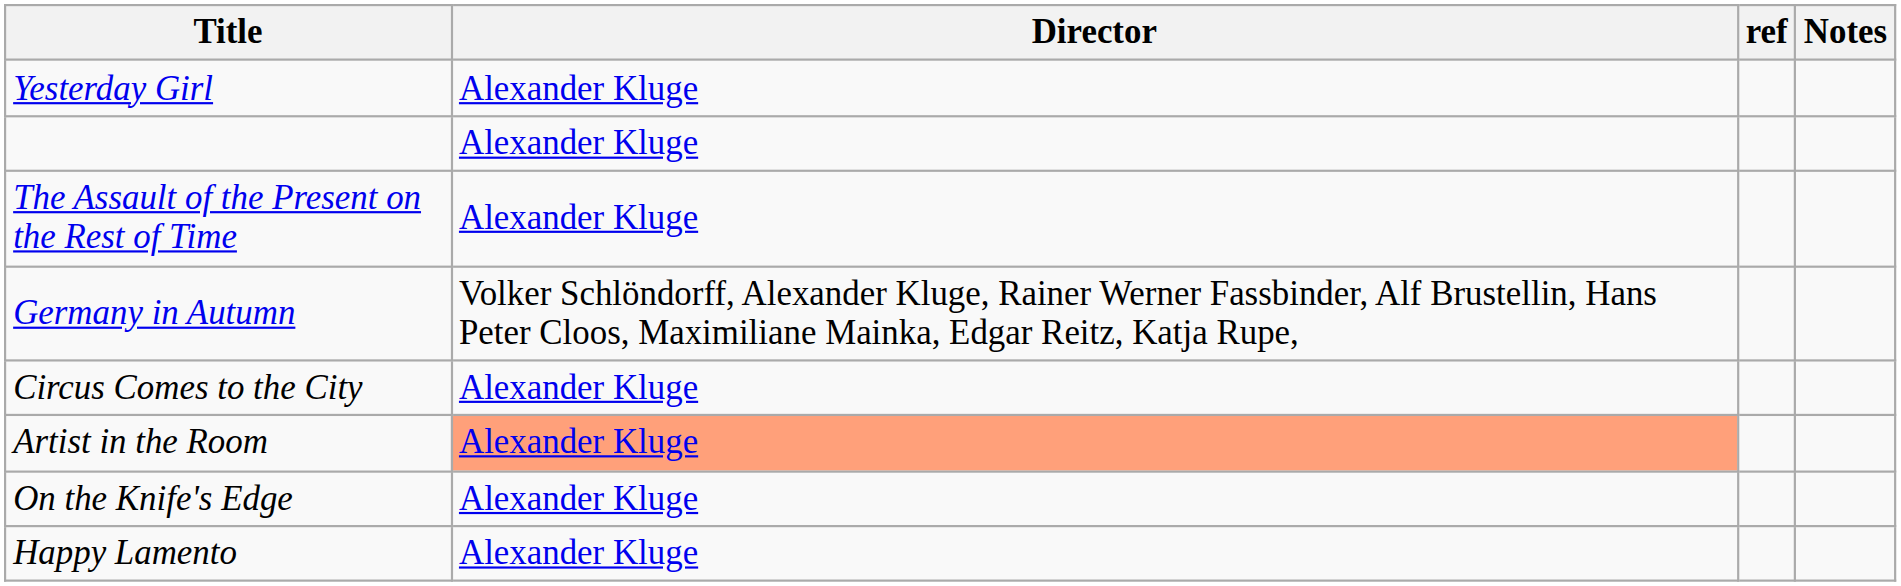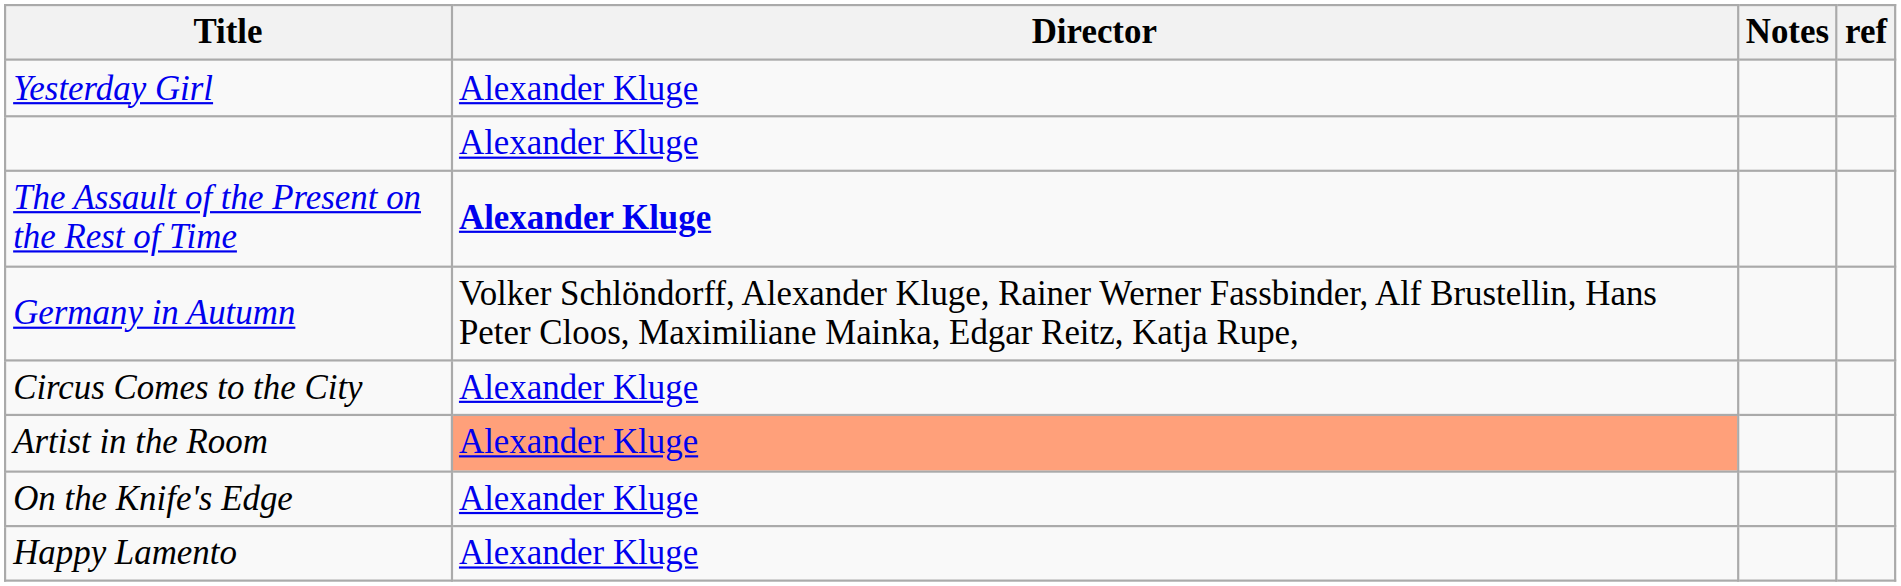columns swapped: (1845, 32) <-> (1767, 32)
(579, 217) normal -> (585, 217) bold
